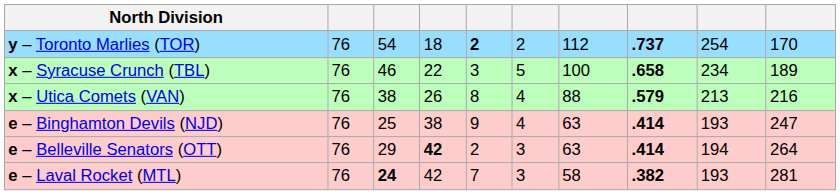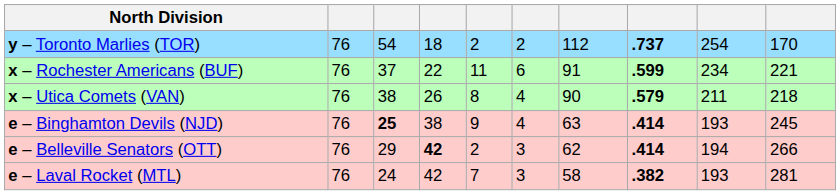(475, 44) bold -> (475, 44) normal
- row: (109, 70)
+ row: (126, 70)
(572, 96) 88 -> (572, 96) 90
(715, 96) 213 -> (714, 96) 211
(784, 96) 216 -> (784, 96) 218
(387, 123) normal -> (387, 123) bold
(784, 123) 247 -> (784, 123) 245
(572, 149) 63 -> (572, 149) 62
(784, 149) 264 -> (784, 149) 266
(387, 176) bold -> (387, 176) normal
